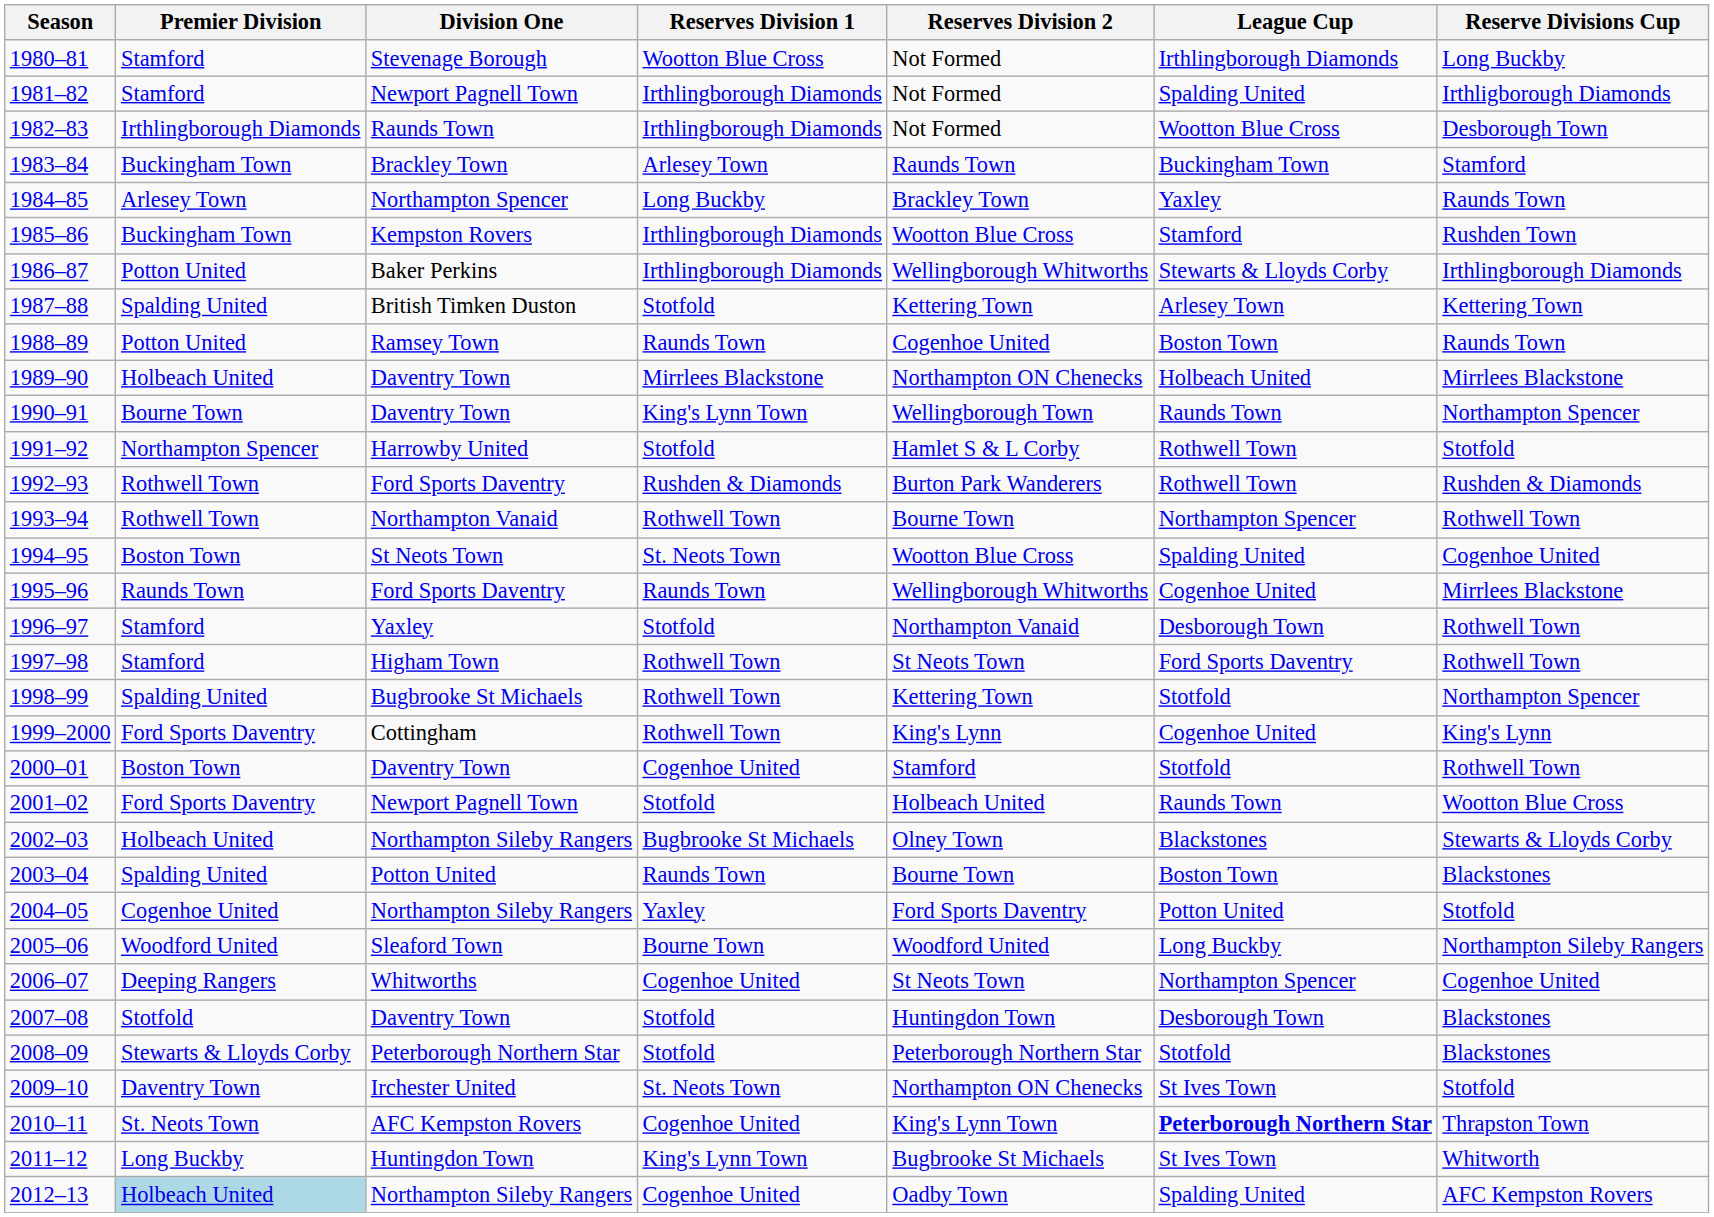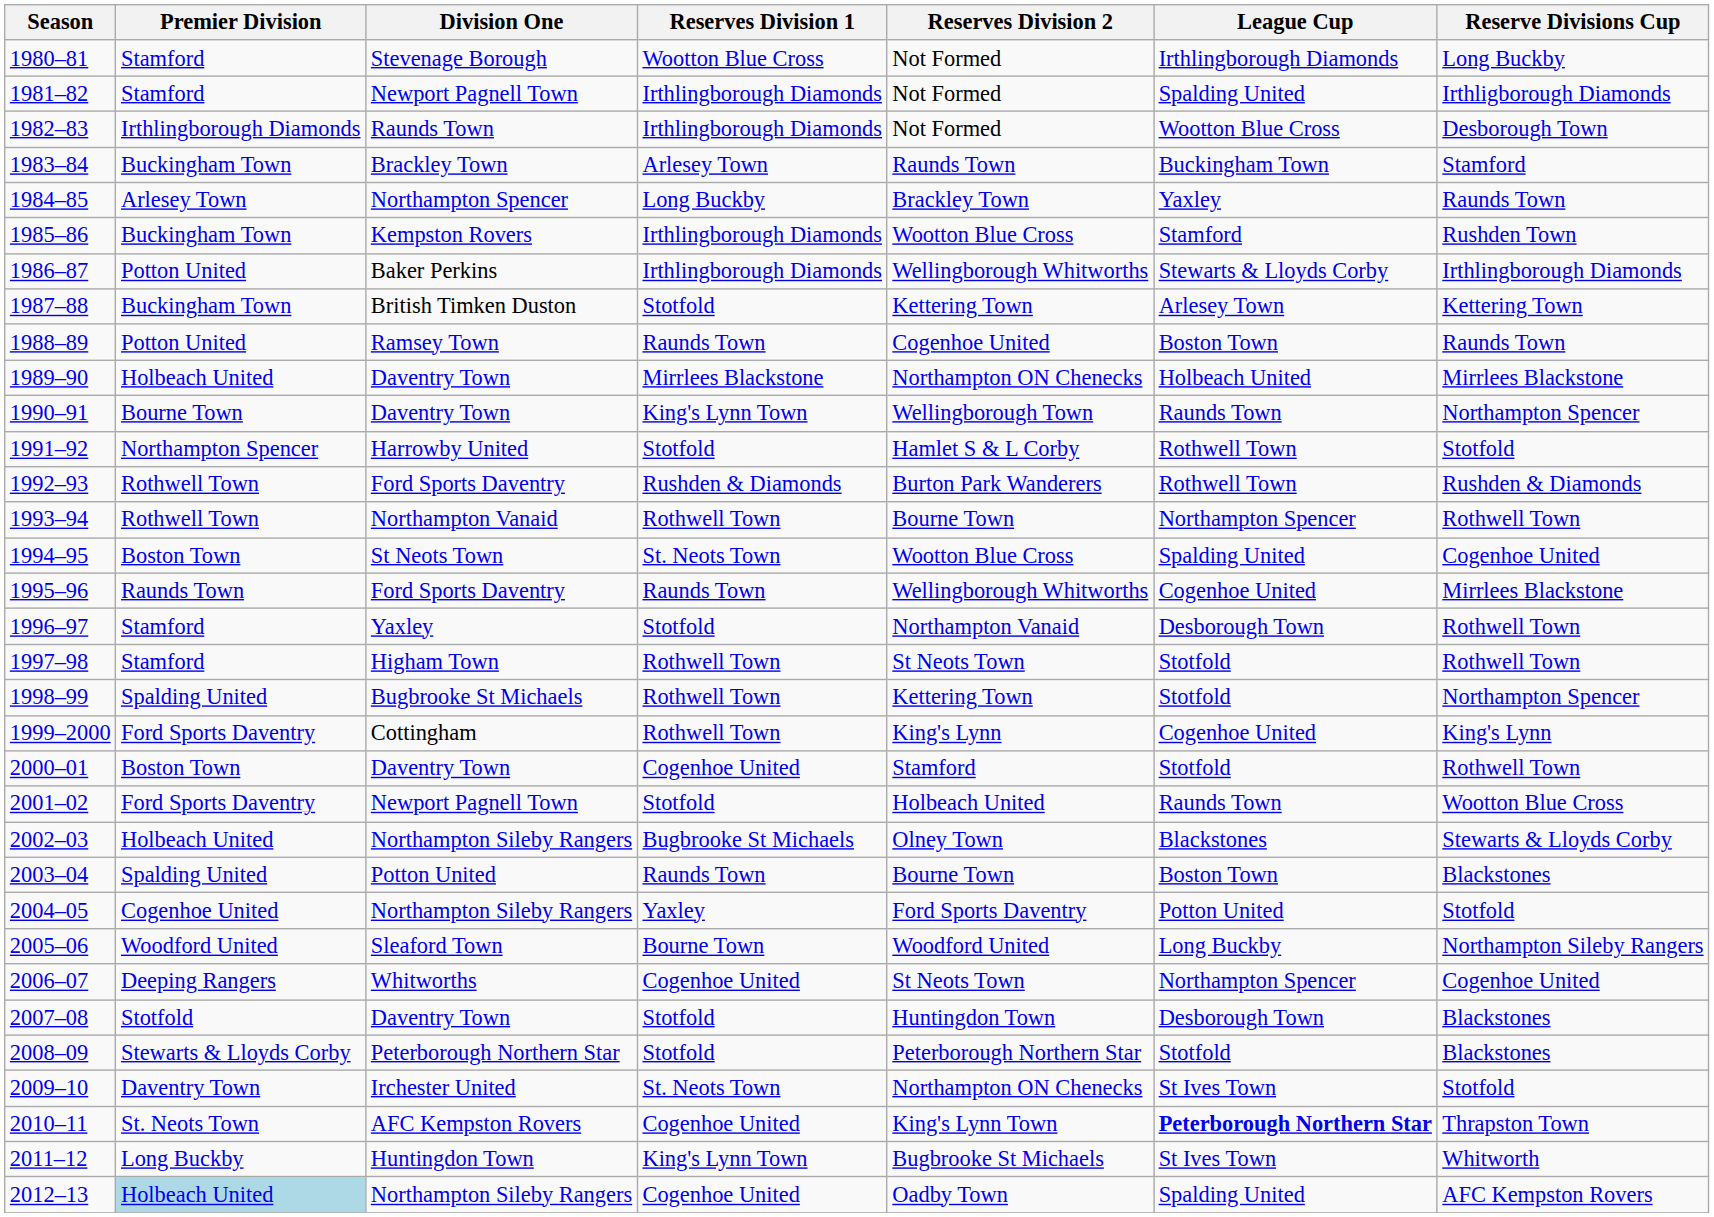(194, 306) Spalding United -> (206, 306) Buckingham Town
(1256, 661) Ford Sports Daventry -> (1195, 661) Stotfold
